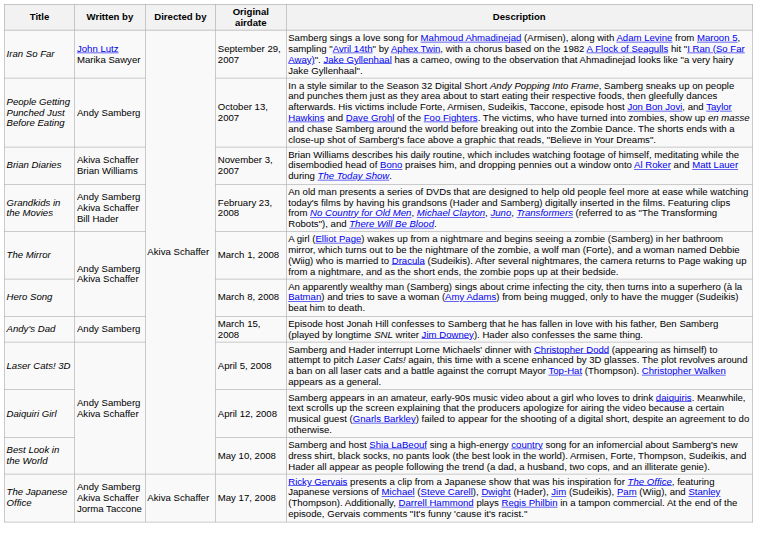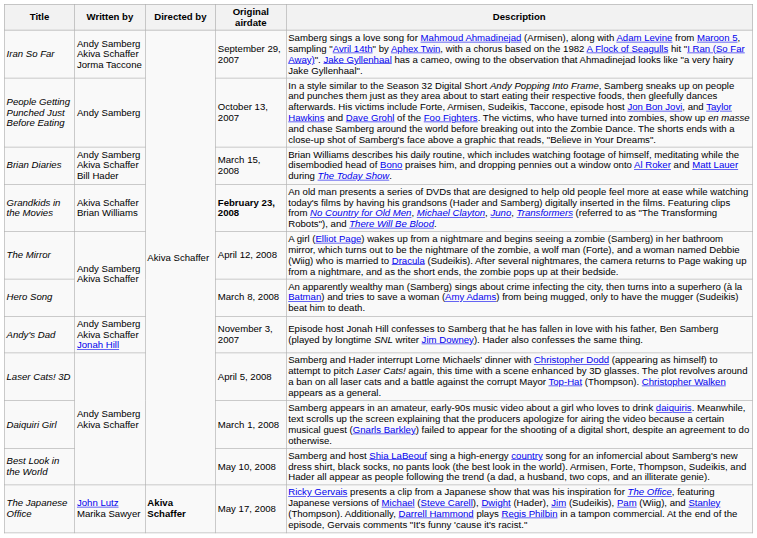(109, 54) John Lutz Marika Sawyer -> (109, 54) Andy Samberg Akiva Schaffer Jorma Taccone
(108, 165) Akiva Schaffer Brian Williams -> (109, 165) Andy Samberg Akiva Schaffer Bill Hader
(245, 165) November 3, 2007 -> (239, 165) March 15, 2008
(109, 208) Andy Samberg Akiva Schaffer Bill Hader -> (108, 208) Akiva Schaffer Brian Williams
(245, 208) normal -> (246, 208) bold
(248, 255) March 1, 2008 -> (247, 255) April 12, 2008
(109, 329) Andy Samberg -> (109, 334) Andy Samberg Akiva Schaffer Jonah Hill
(239, 329) March 15, 2008 -> (245, 334) November 3, 2007
(247, 413) April 12, 2008 -> (248, 424) March 1, 2008
(109, 498) Andy Samberg Akiva Schaffer Jorma Taccone -> (109, 508) John Lutz Marika Sawyer
(178, 498) normal -> (167, 508) bold
